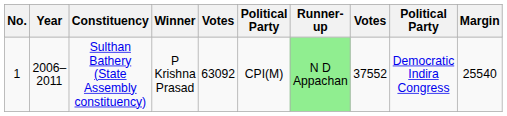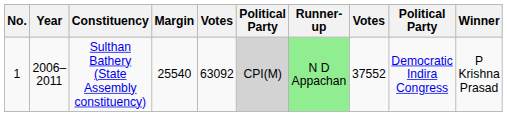columns swapped: (175, 20) <-> (480, 20)
(264, 74) no background -> (263, 74) lightgrey background
